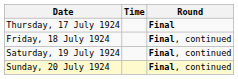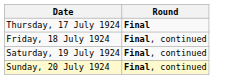- column: (134, 11)
